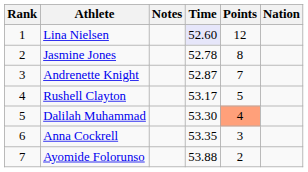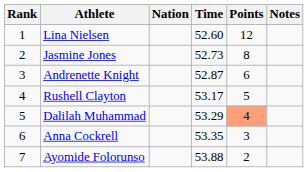columns swapped: (281, 14) <-> (167, 14)
(203, 34) lavender background -> (209, 34) no background
(203, 55) 52.78 -> (209, 55) 52.73
(240, 75) 7 -> (246, 75) 6
(203, 116) 53.30 -> (209, 116) 53.29
